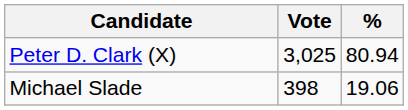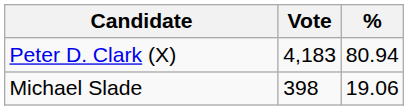(310, 54) 3,025 -> (310, 54) 4,183
